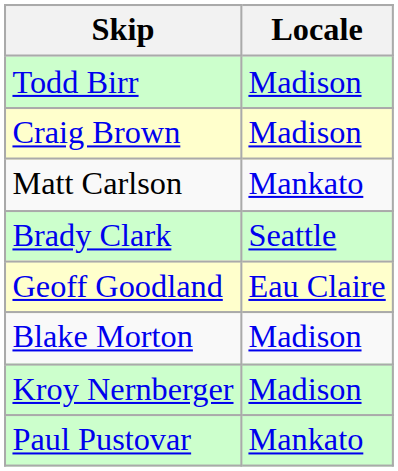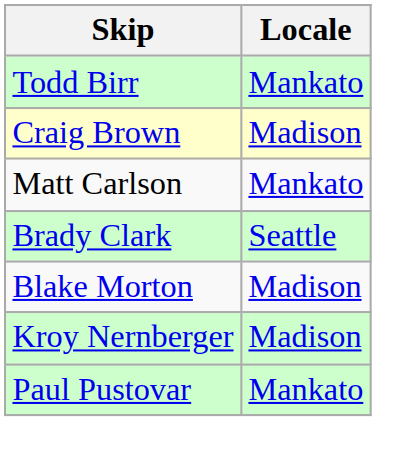(305, 81) Madison -> (306, 81) Mankato
- row: (118, 286)
